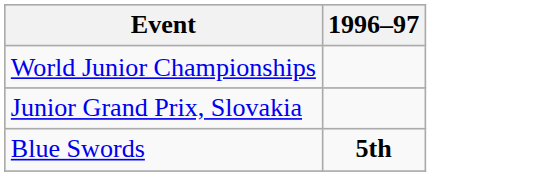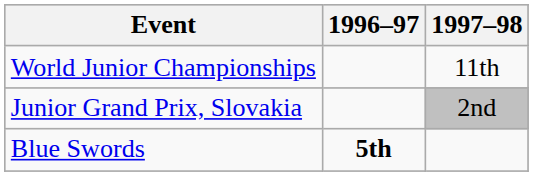+ column: (477, 25)
